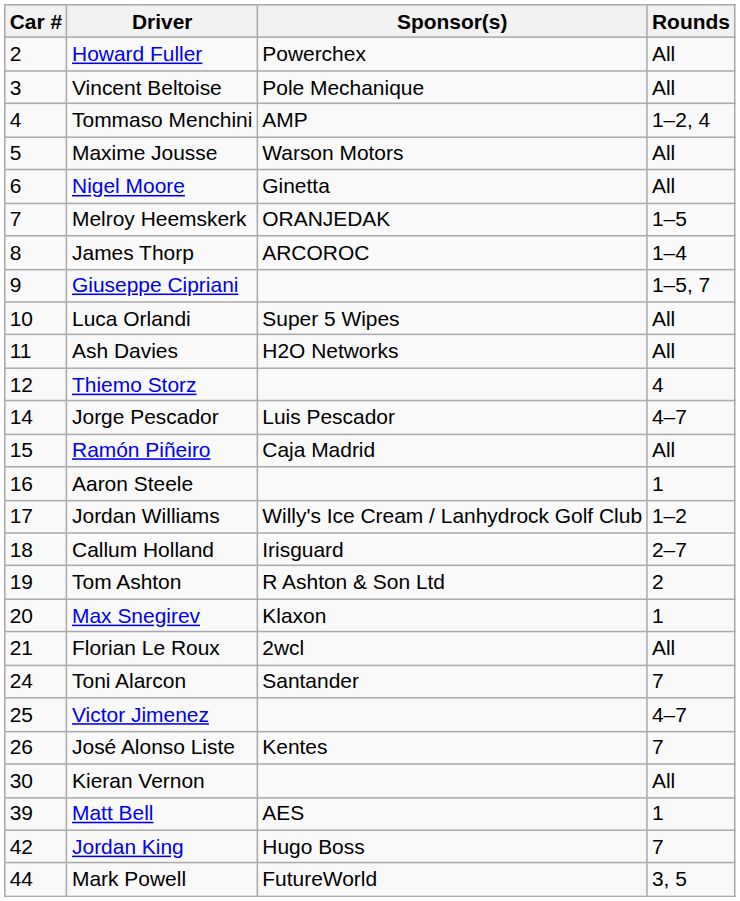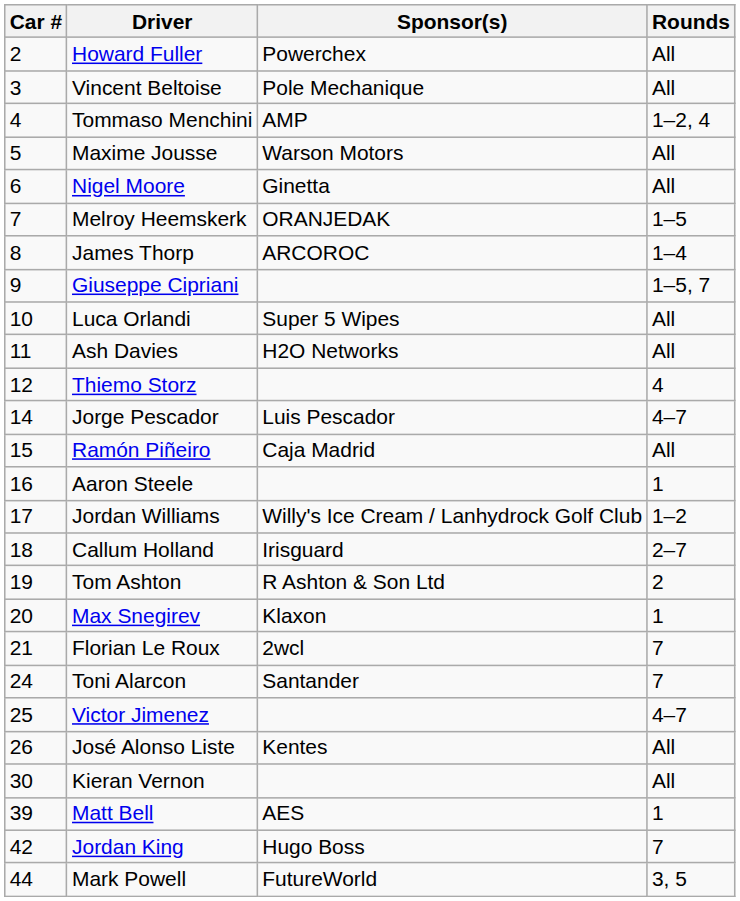(664, 648) All -> (658, 648) 7
(658, 747) 7 -> (664, 747) All
